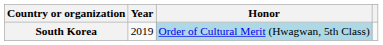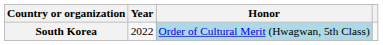(142, 31) 2019 -> (142, 31) 2022
